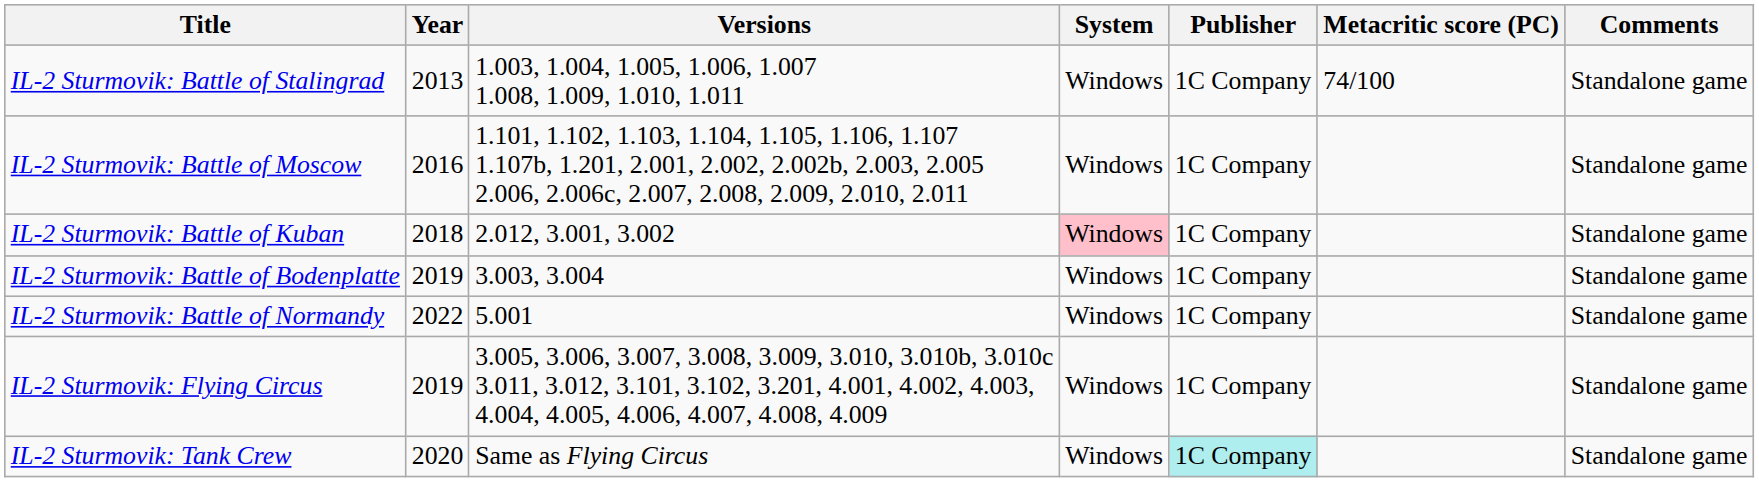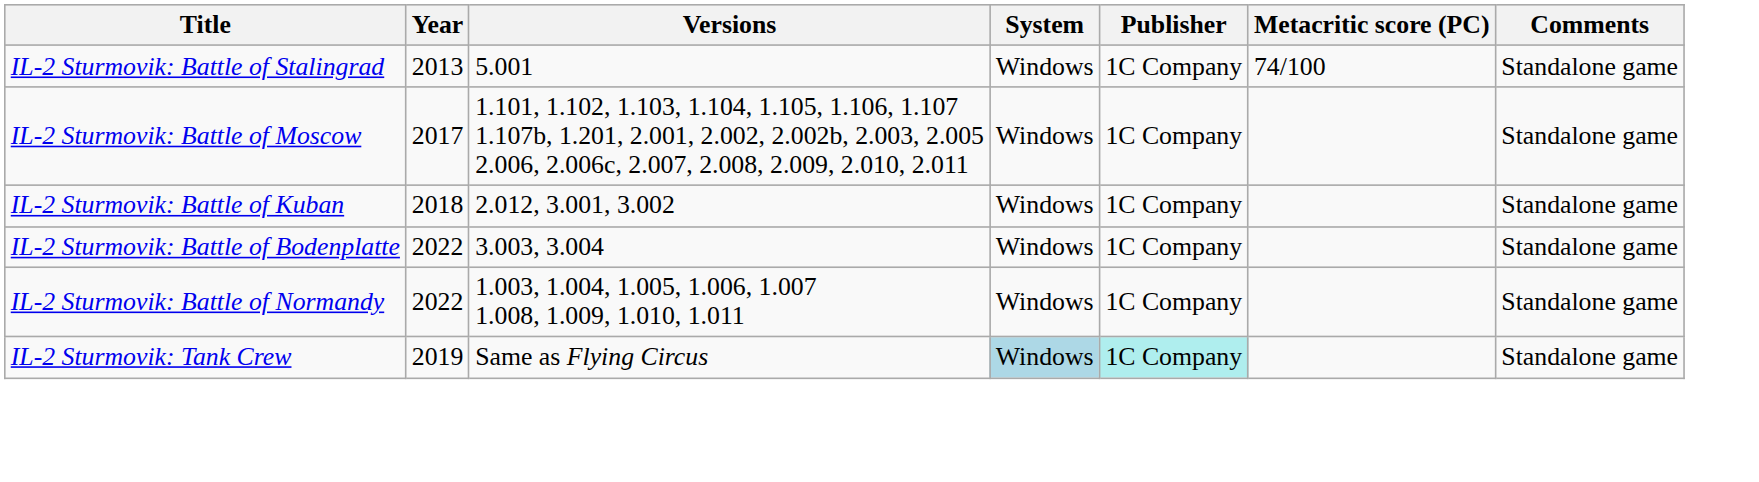(646, 80) 1.003, 1.004, 1.005, 1.006, 1.007 1.008, 1.009, 1.010, 1.011 -> (504, 65) 5.001
(438, 164) 2016 -> (438, 135) 2017
(1114, 234) pink background -> (1045, 205) no background
(438, 275) 2019 -> (438, 246) 2022
(504, 316) 5.001 -> (646, 301) 1.003, 1.004, 1.005, 1.006, 1.007 1.008, 1.009, 1.010, 1.011
- row: (167, 385)
(438, 455) 2020 -> (438, 356) 2019
(1114, 455) no background -> (1045, 356) lightblue background
